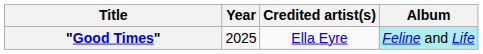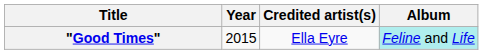(241, 37) 2025 -> (241, 37) 2015
